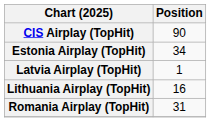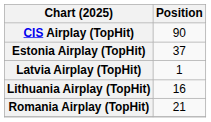(179, 51) 34 -> (179, 51) 37
(179, 107) 31 -> (179, 107) 21
